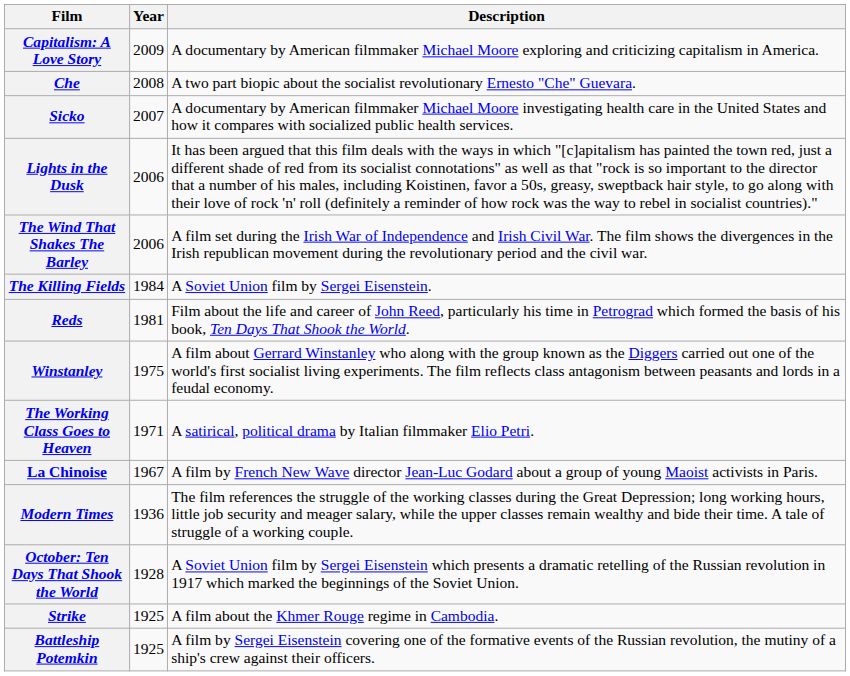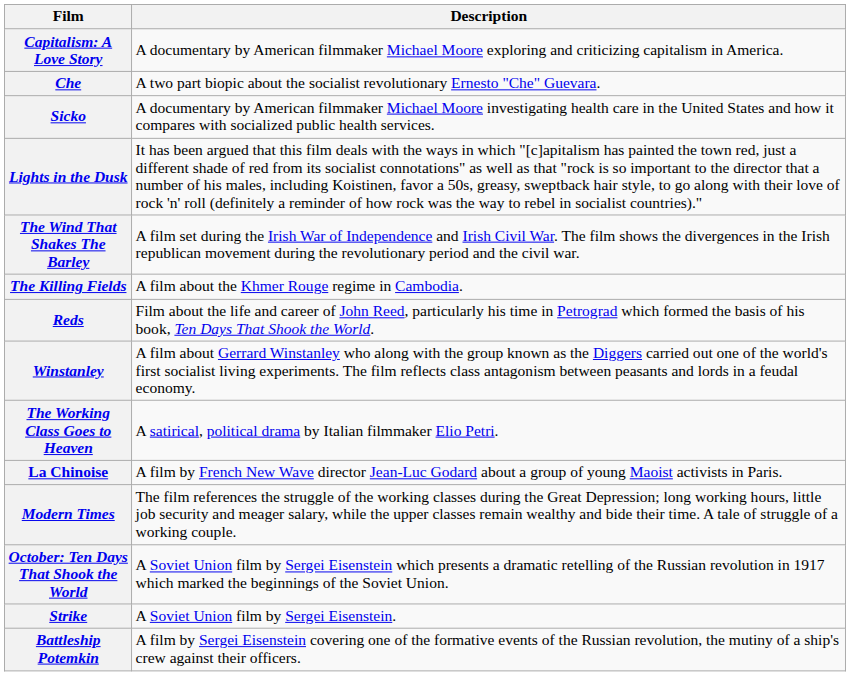- column: (148, 16)
(301, 286) A Soviet Union film by Sergei Eisenstein. -> (299, 286) A film about the Khmer Rouge regime in Cambodia.
(335, 616) A film about the Khmer Rouge regime in Cambodia. -> (266, 616) A Soviet Union film by Sergei Eisenstein.
